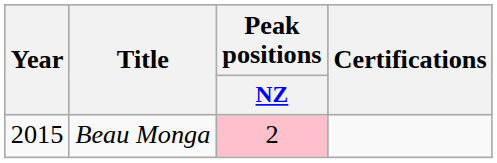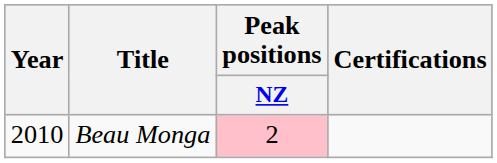(37, 135) 2015 -> (37, 135) 2010
